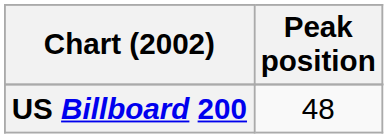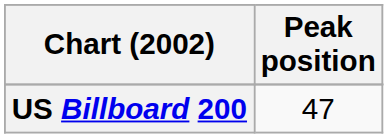(318, 108) 48 -> (318, 108) 47
